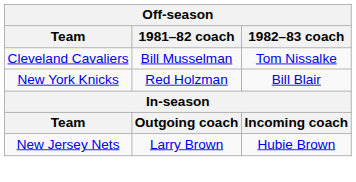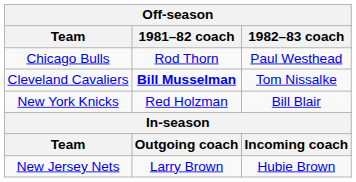+ row: (68, 58)
(187, 58) normal -> (187, 79) bold
